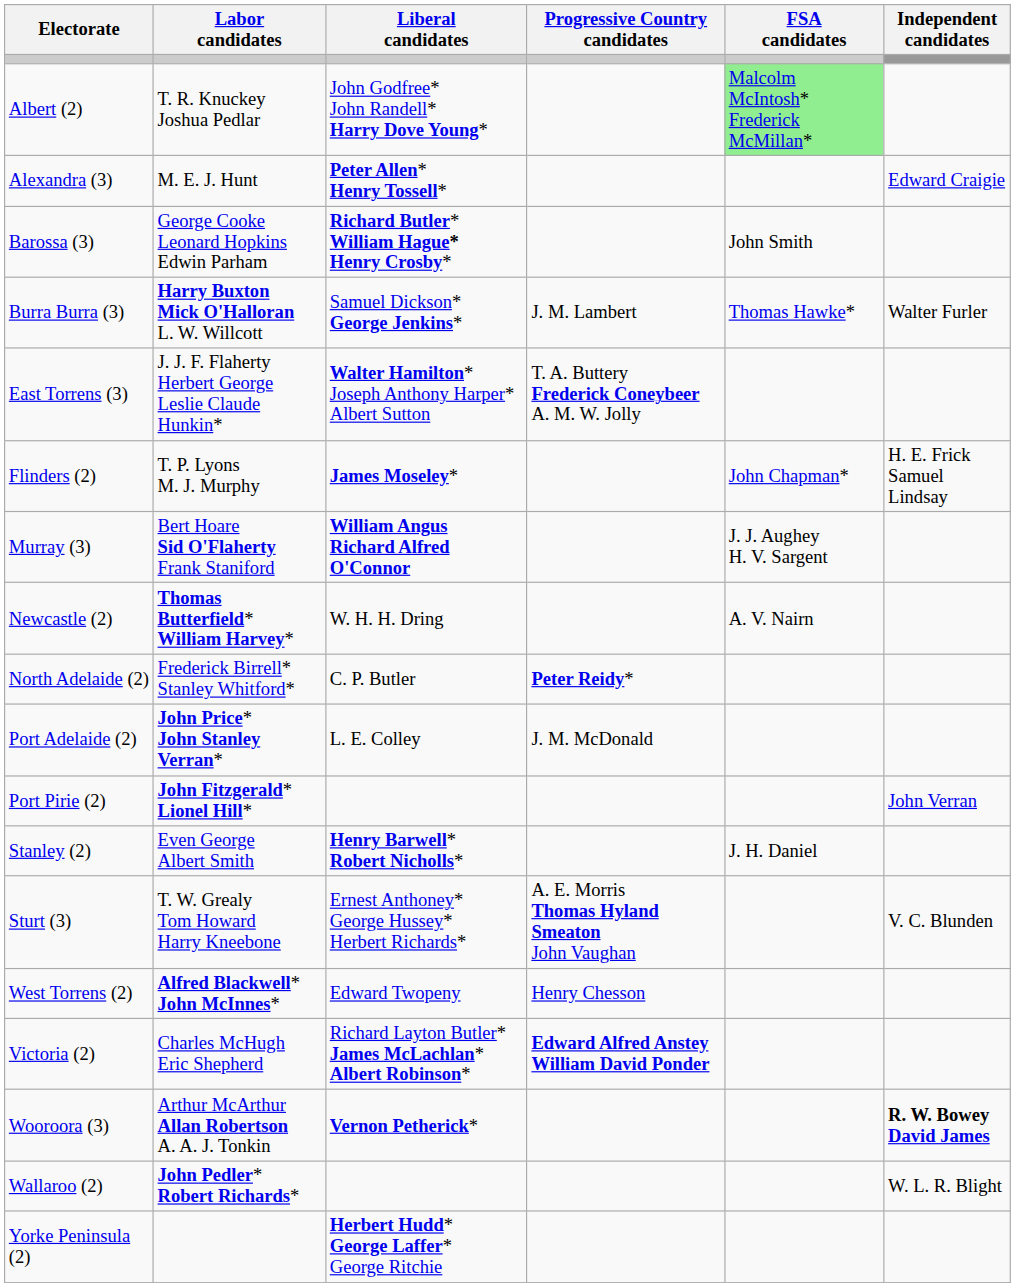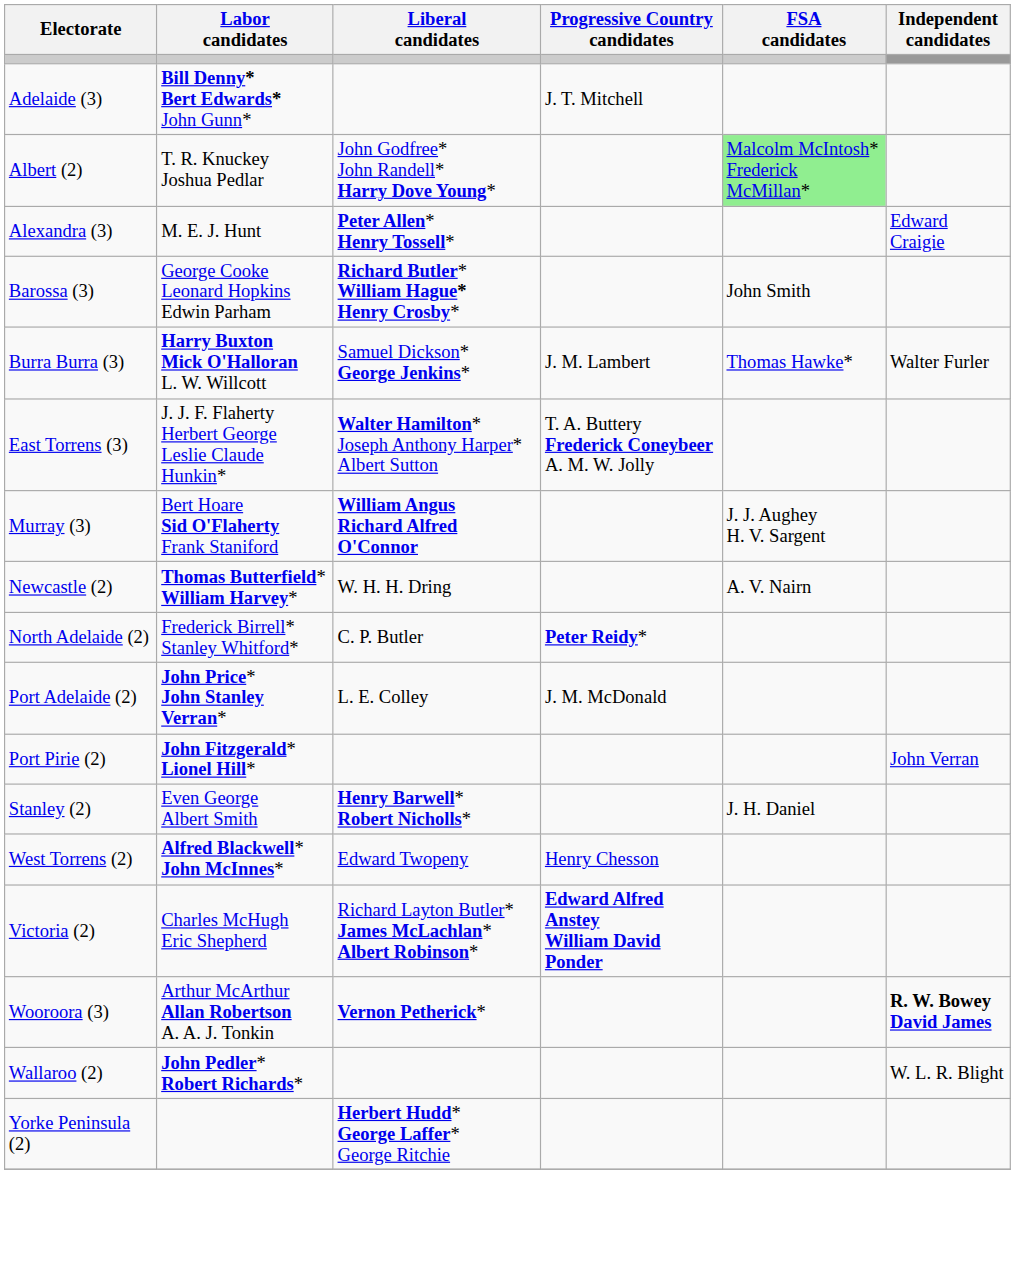+ row: (55, 98)
- row: (52, 475)
- row: (40, 921)
